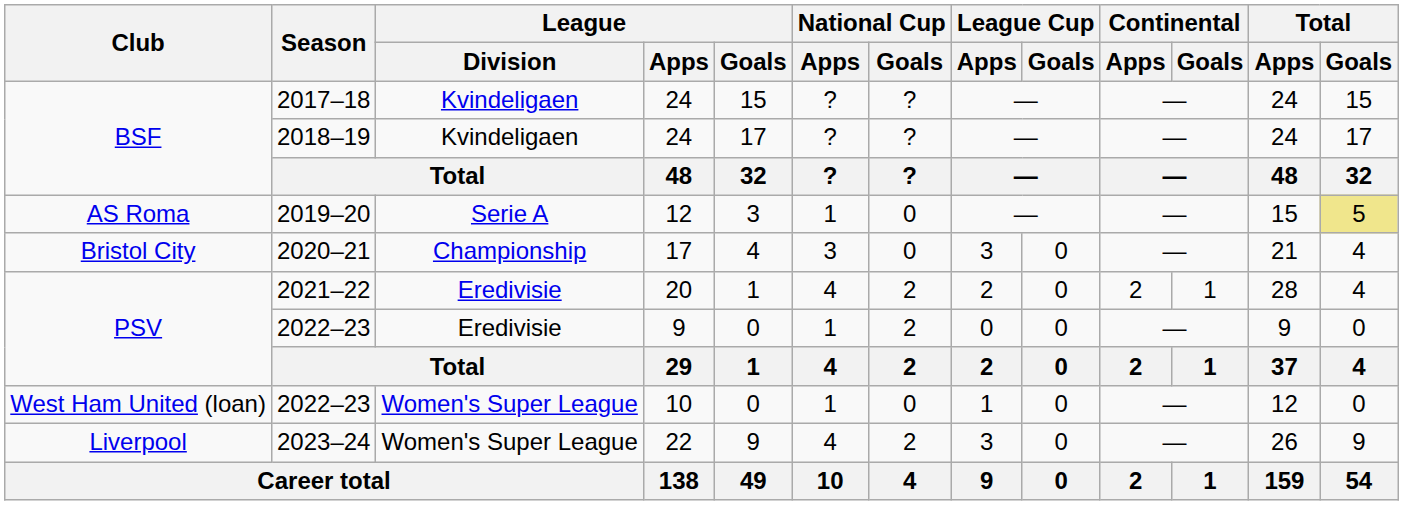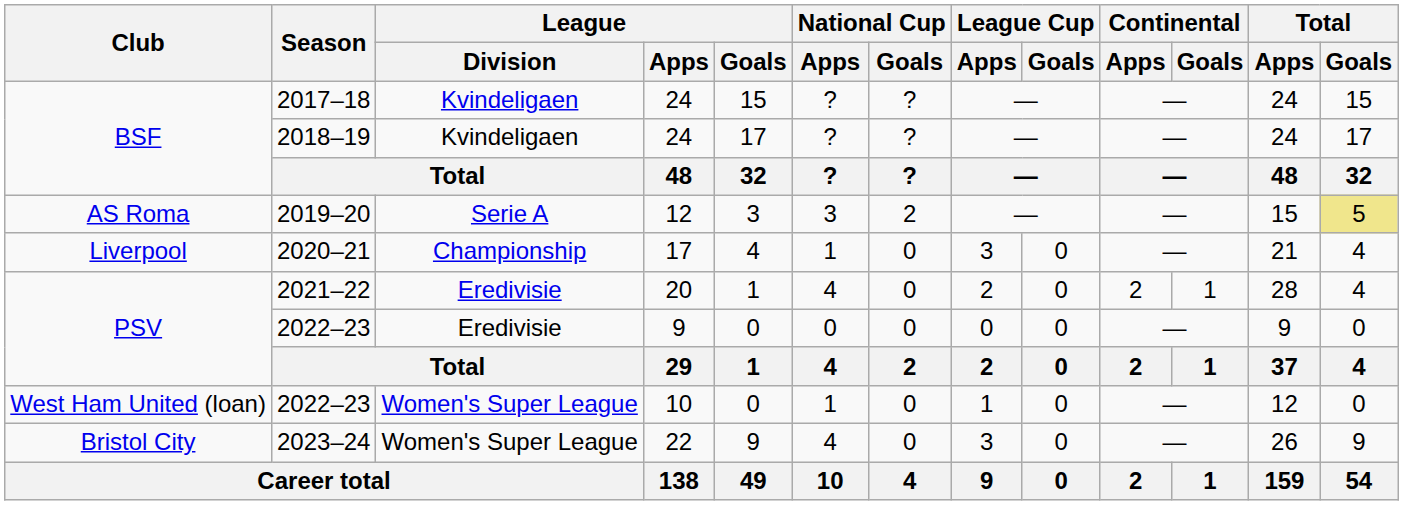(830, 213) 1 -> (830, 213) 3
(910, 213) 0 -> (910, 213) 2
(138, 251) Bristol City -> (138, 251) Liverpool
(830, 251) 3 -> (830, 251) 1
(910, 289) 2 -> (910, 289) 0
(830, 328) 1 -> (830, 328) 0
(910, 328) 2 -> (910, 328) 0
(138, 442) Liverpool -> (138, 442) Bristol City
(910, 442) 2 -> (910, 442) 0
